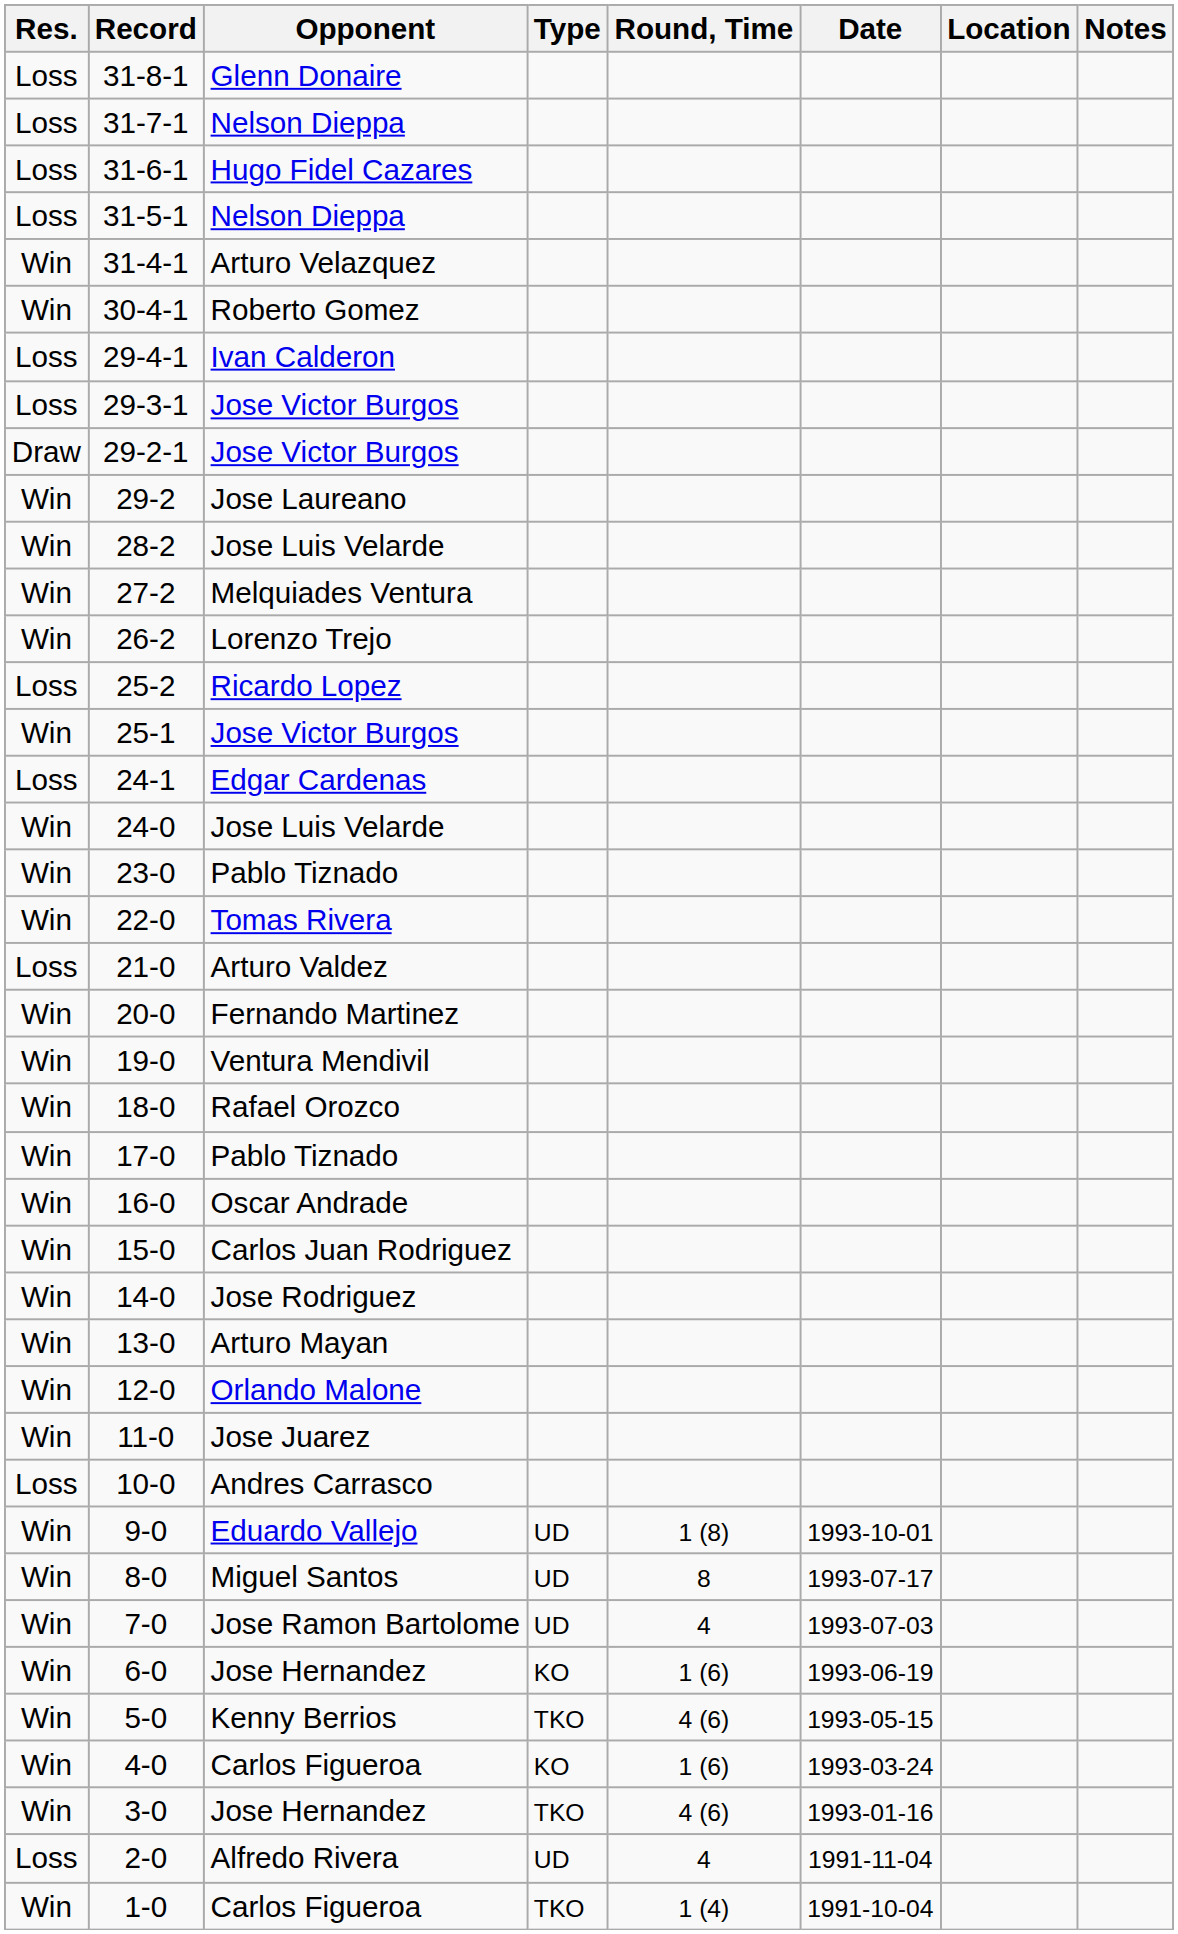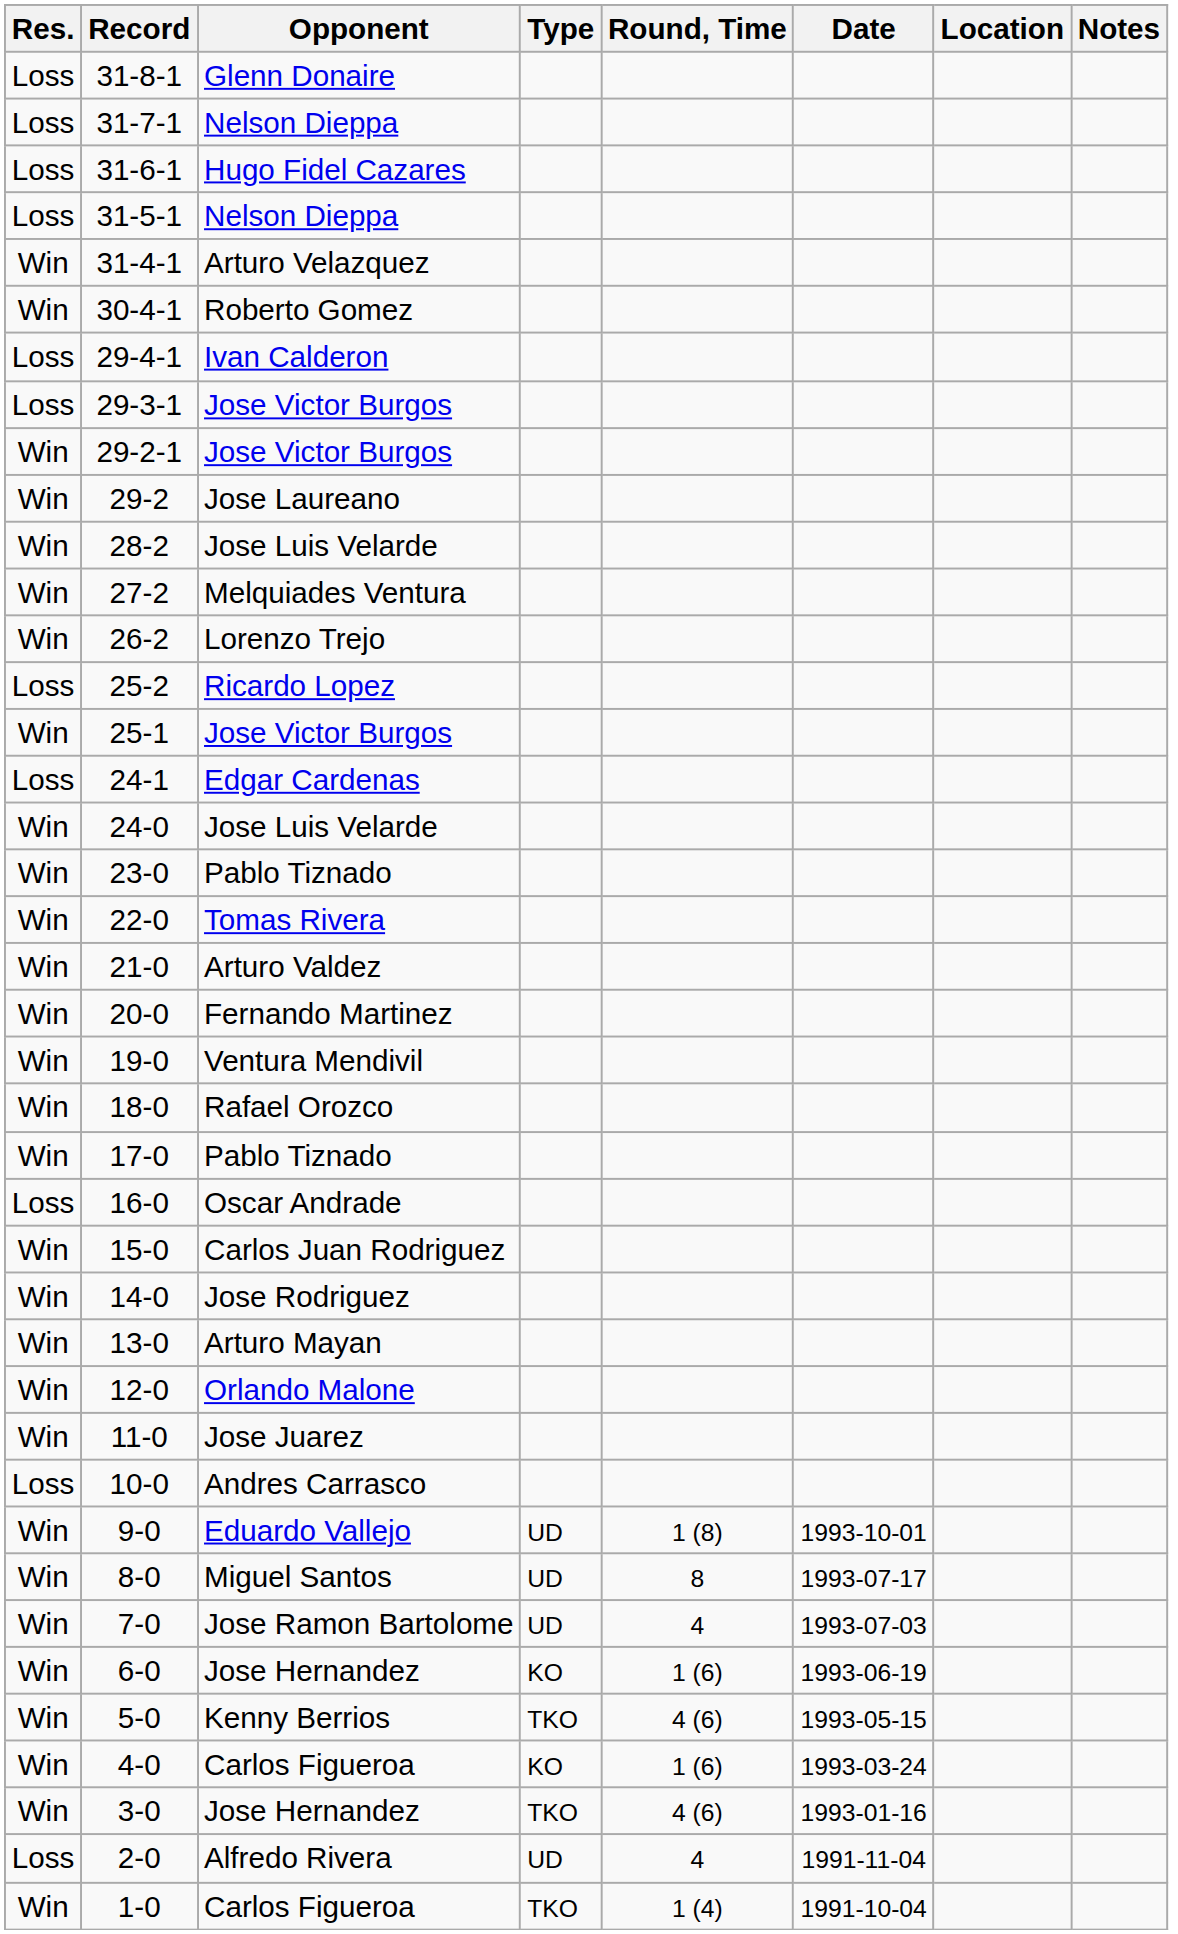(46, 451) Draw -> (43, 451) Win
(46, 967) Loss -> (43, 967) Win
(46, 1202) Win -> (43, 1202) Loss
